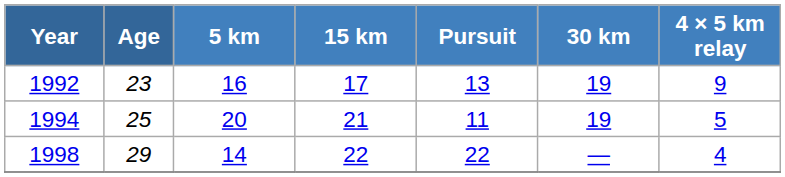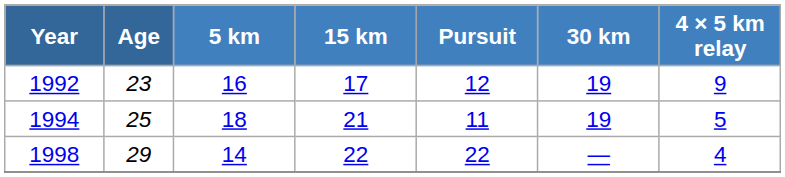(477, 84) 13 -> (477, 84) 12
(234, 119) 20 -> (234, 119) 18
